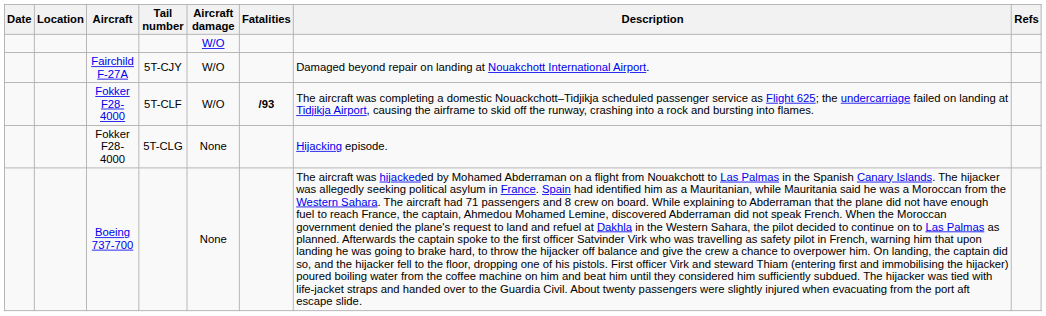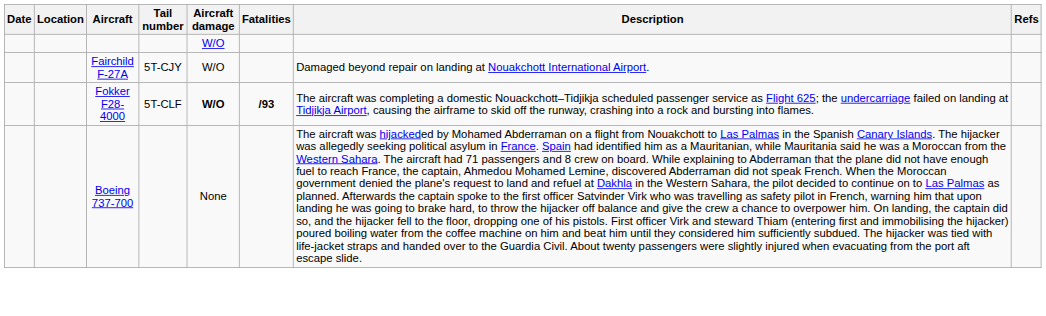(213, 104) normal -> (213, 104) bold
- row: (113, 146)
